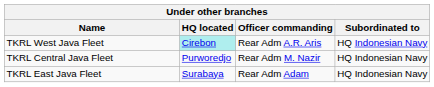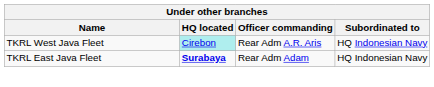- row: (60, 58)
(203, 74) normal -> (204, 58) bold
